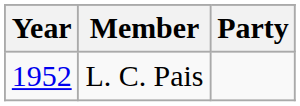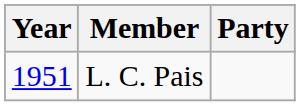(42, 75) 1952 -> (42, 75) 1951
